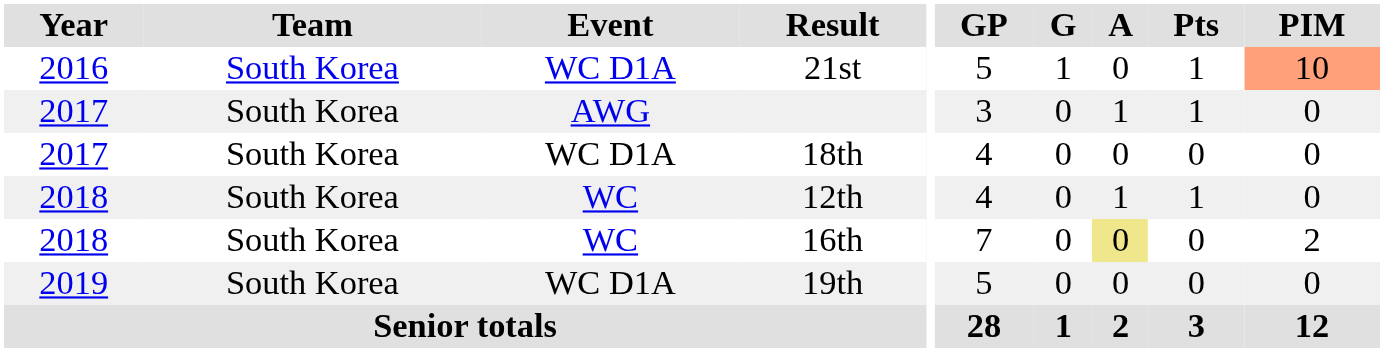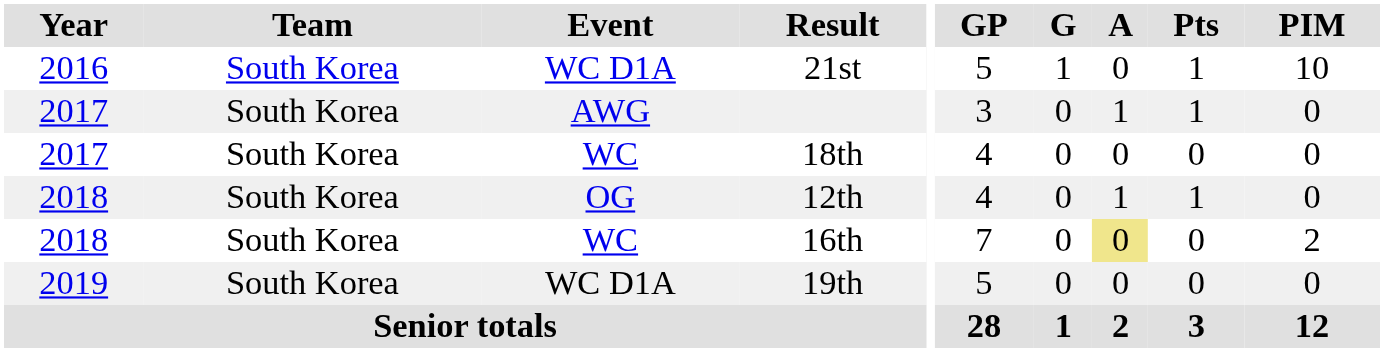(1312, 67) lightsalmon background -> (1312, 67) no background
(610, 153) WC D1A -> (610, 153) WC
(610, 196) WC -> (610, 196) OG
